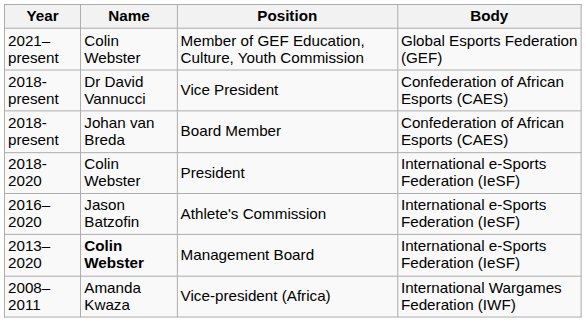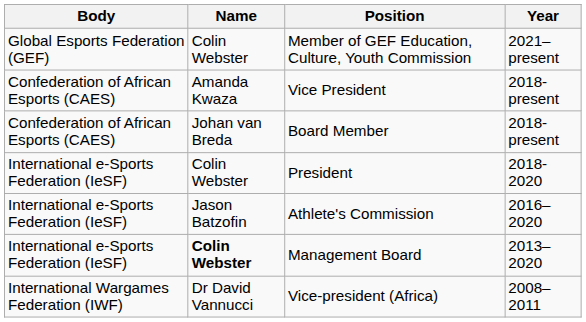columns swapped: (43, 16) <-> (489, 16)
(115, 90) Dr David Vannucci -> (220, 90) Amanda Kwaza
(113, 296) Amanda Kwaza -> (222, 296) Dr David Vannucci
